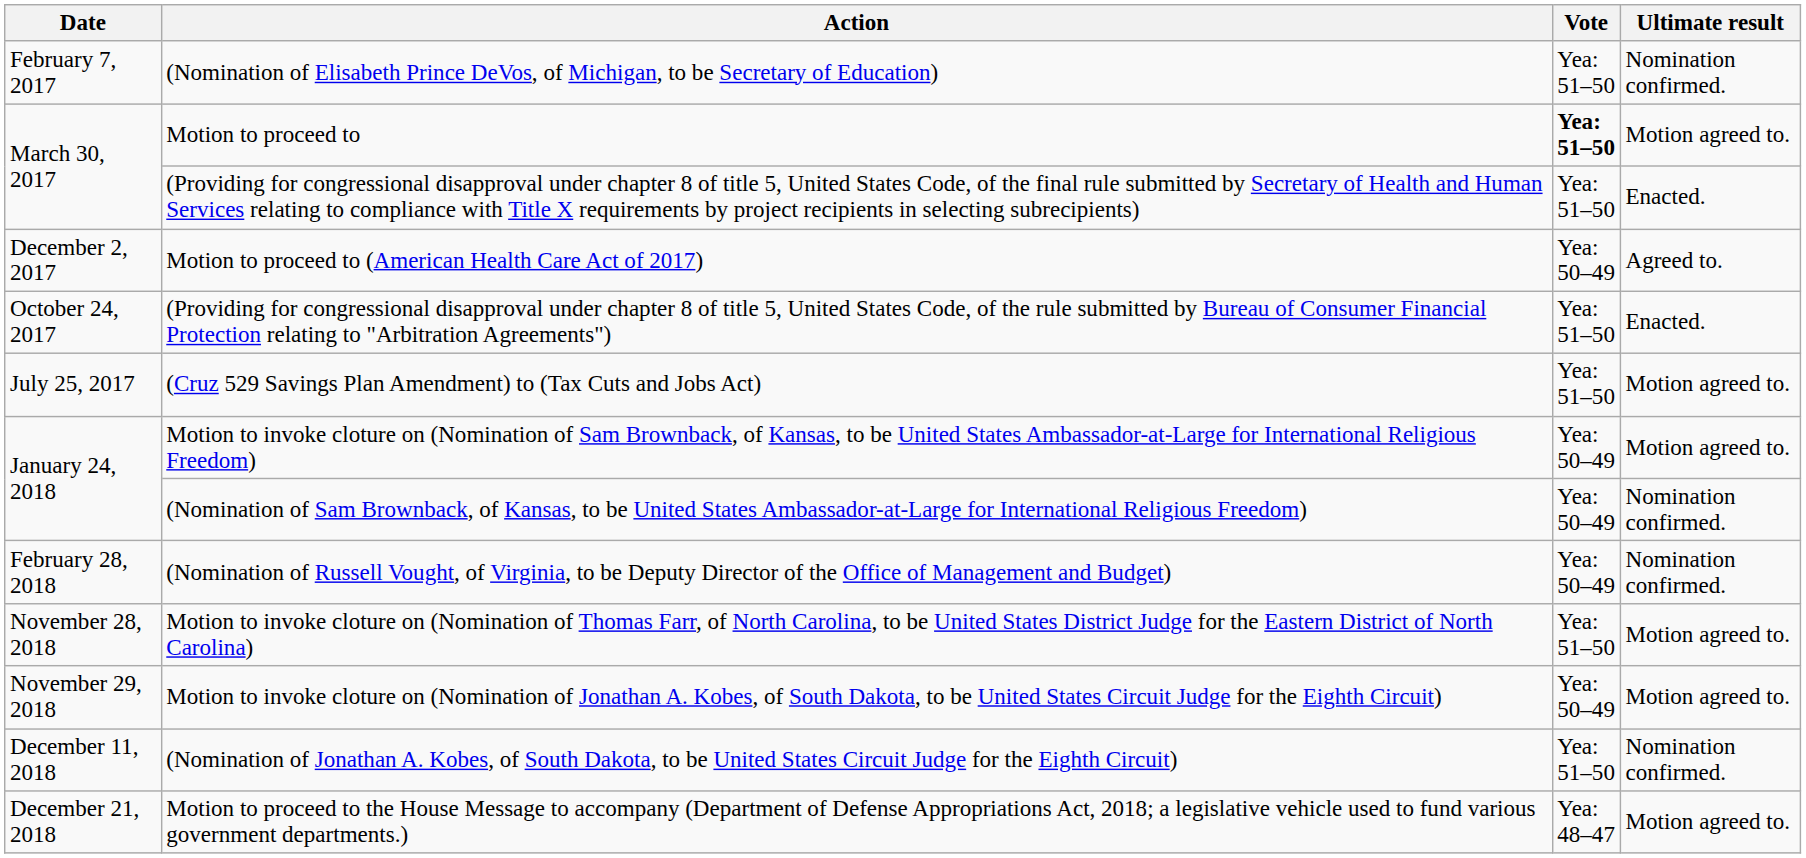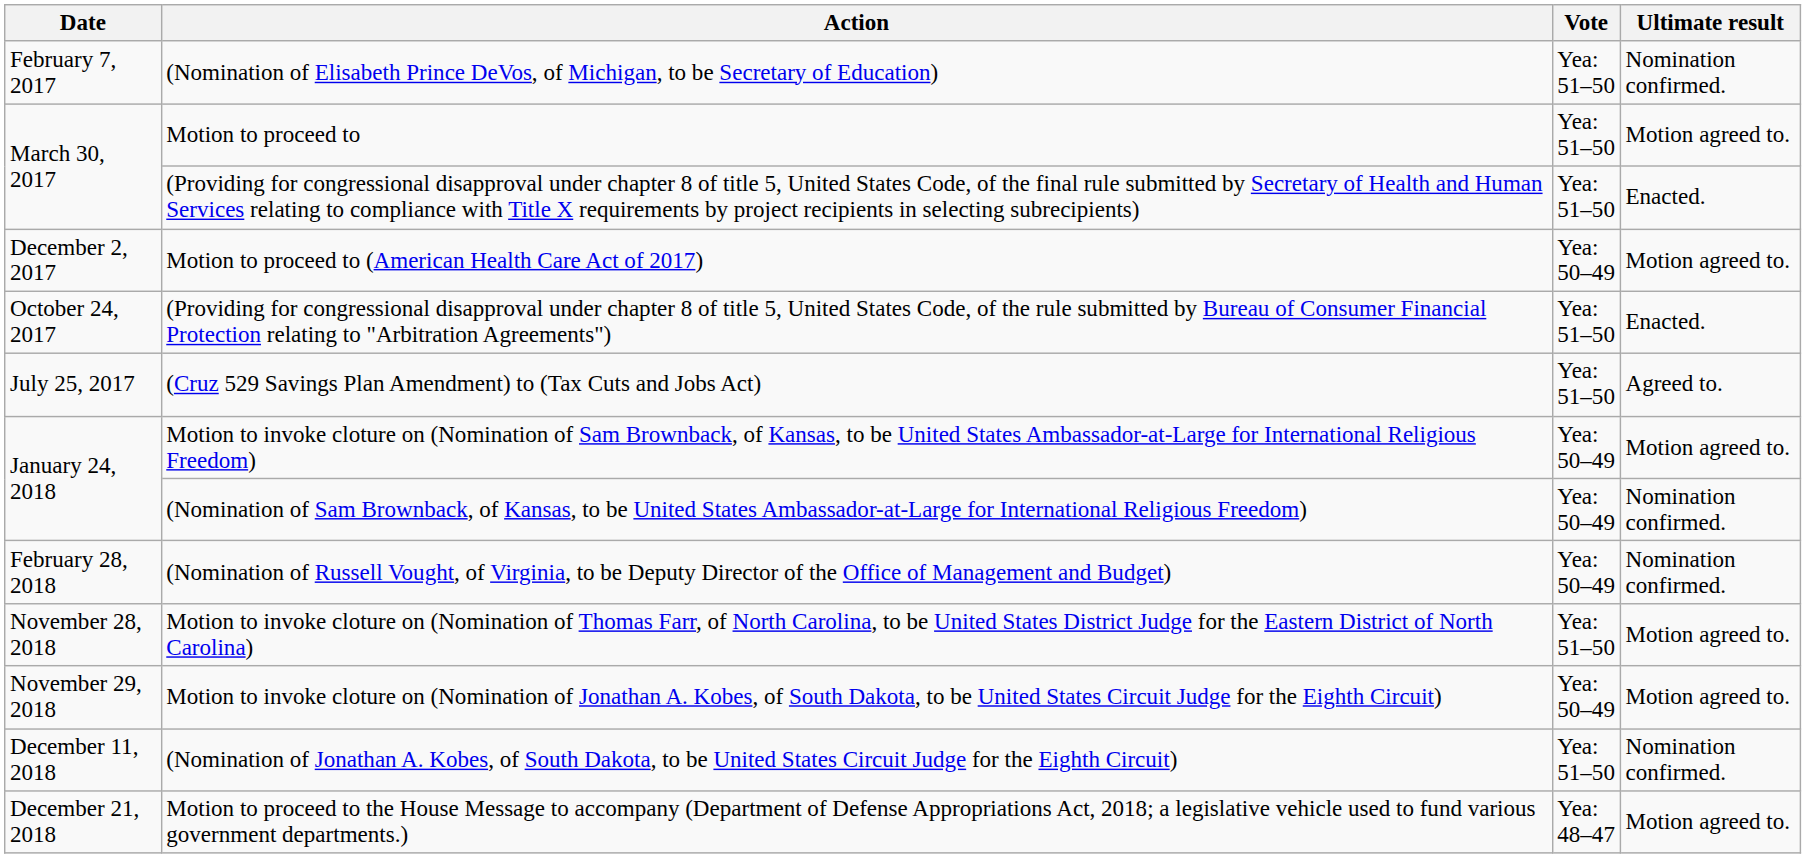(1586, 134) bold -> (1586, 134) normal
(1674, 259) Agreed to. -> (1708, 259) Motion agreed to.
(1708, 384) Motion agreed to. -> (1674, 384) Agreed to.
